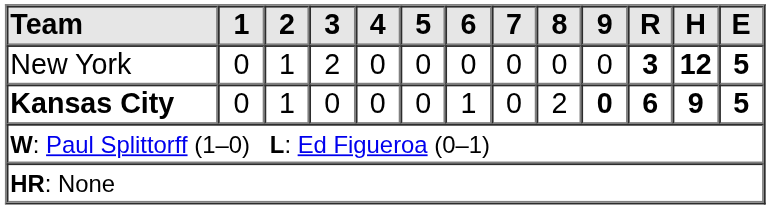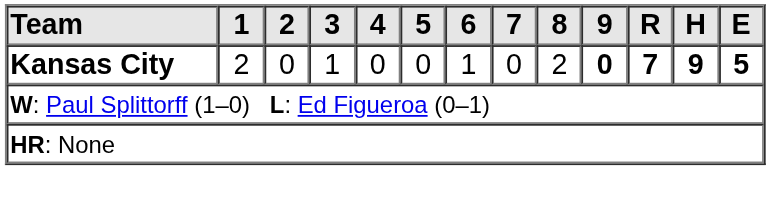- row: (71, 64)
(241, 103) 0 -> (241, 64) 2
(287, 103) 1 -> (287, 64) 0
(332, 103) 0 -> (332, 64) 1
(650, 103) 6 -> (650, 64) 7
